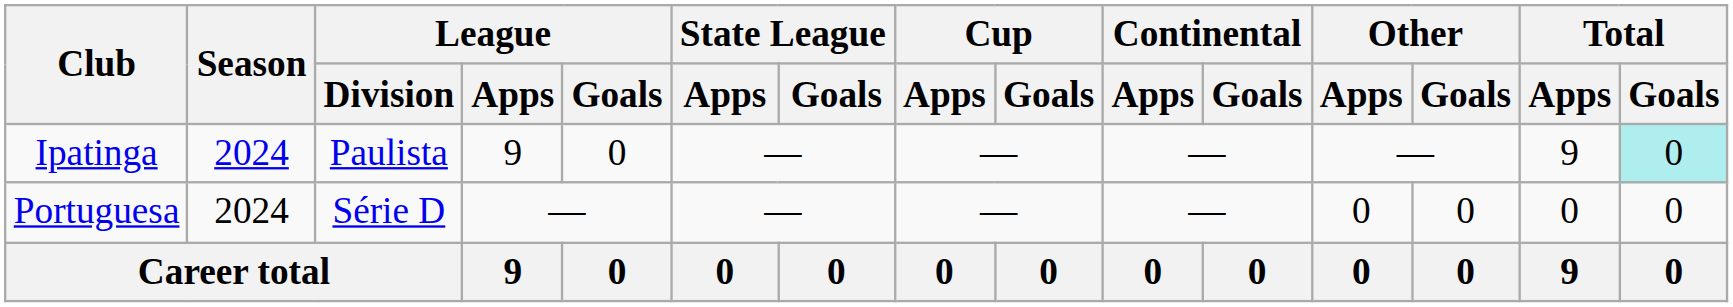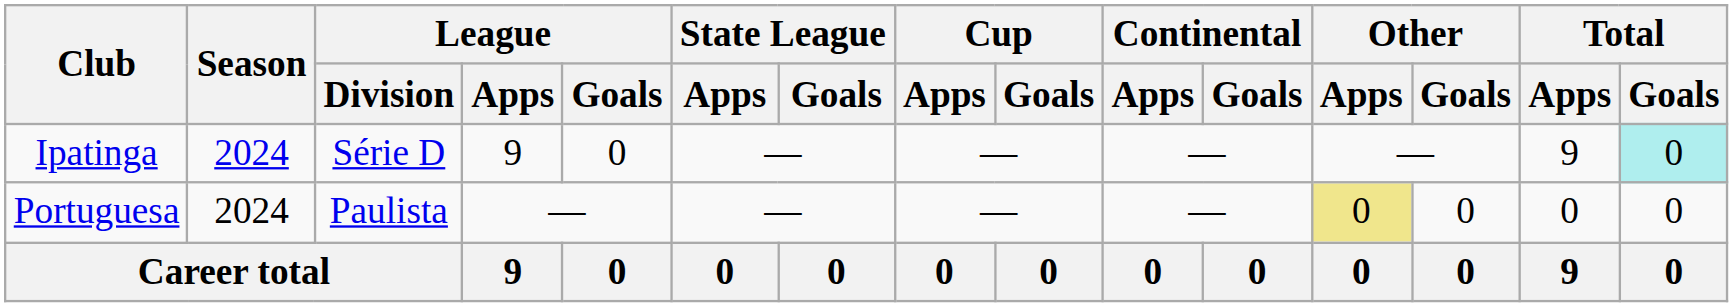(389, 152) Paulista -> (389, 152) Série D
(389, 211) Série D -> (389, 211) Paulista
(1361, 211) no background -> (1361, 211) khaki background
